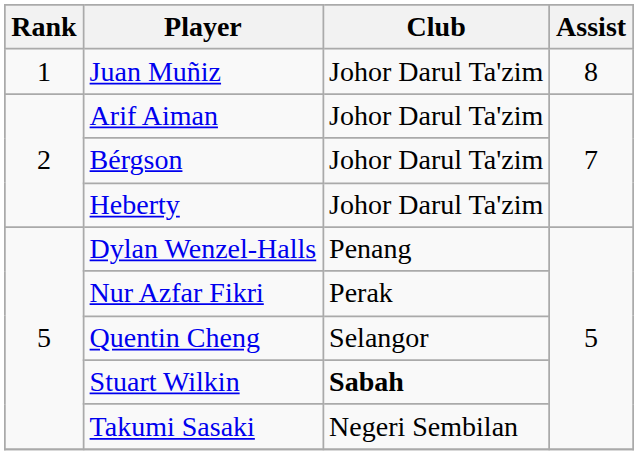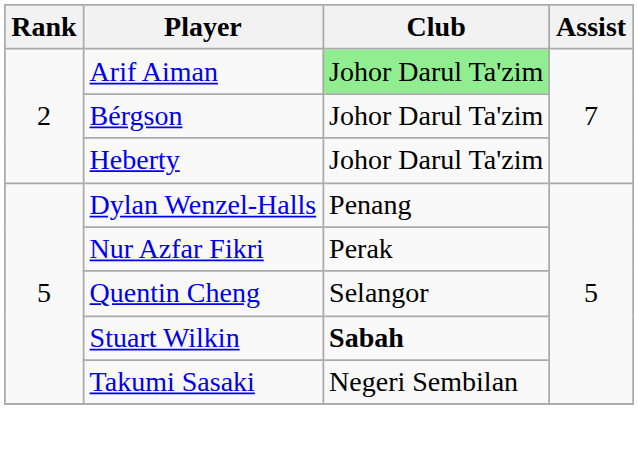- row: (155, 71)
(436, 115) no background -> (436, 71) lightgreen background
